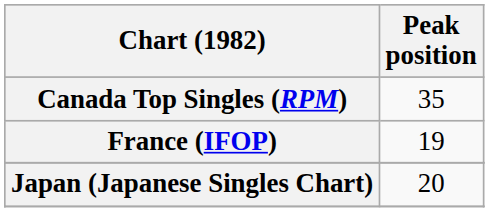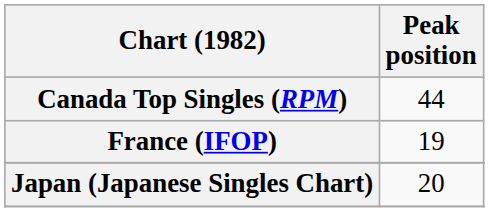(431, 98) 35 -> (431, 98) 44
